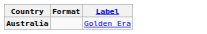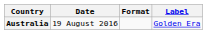+ column: (85, 11)
